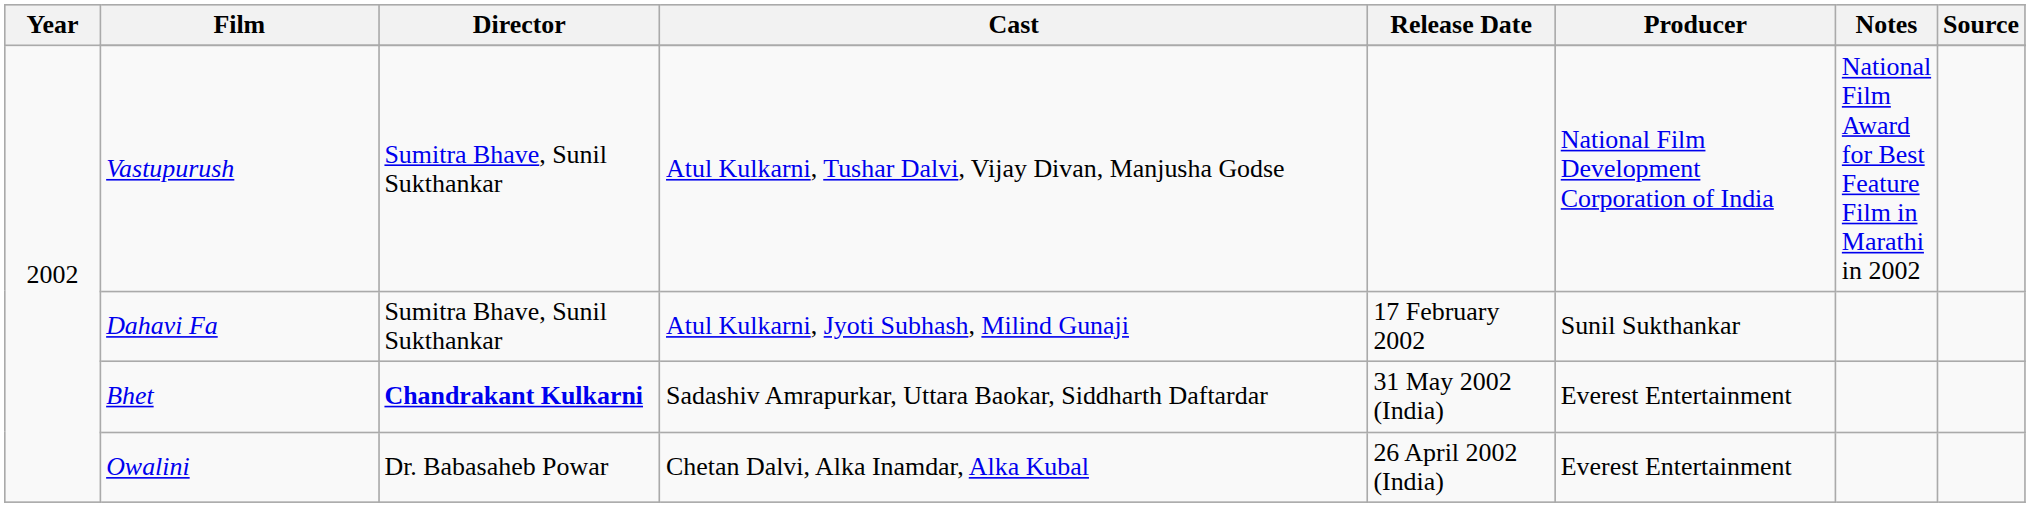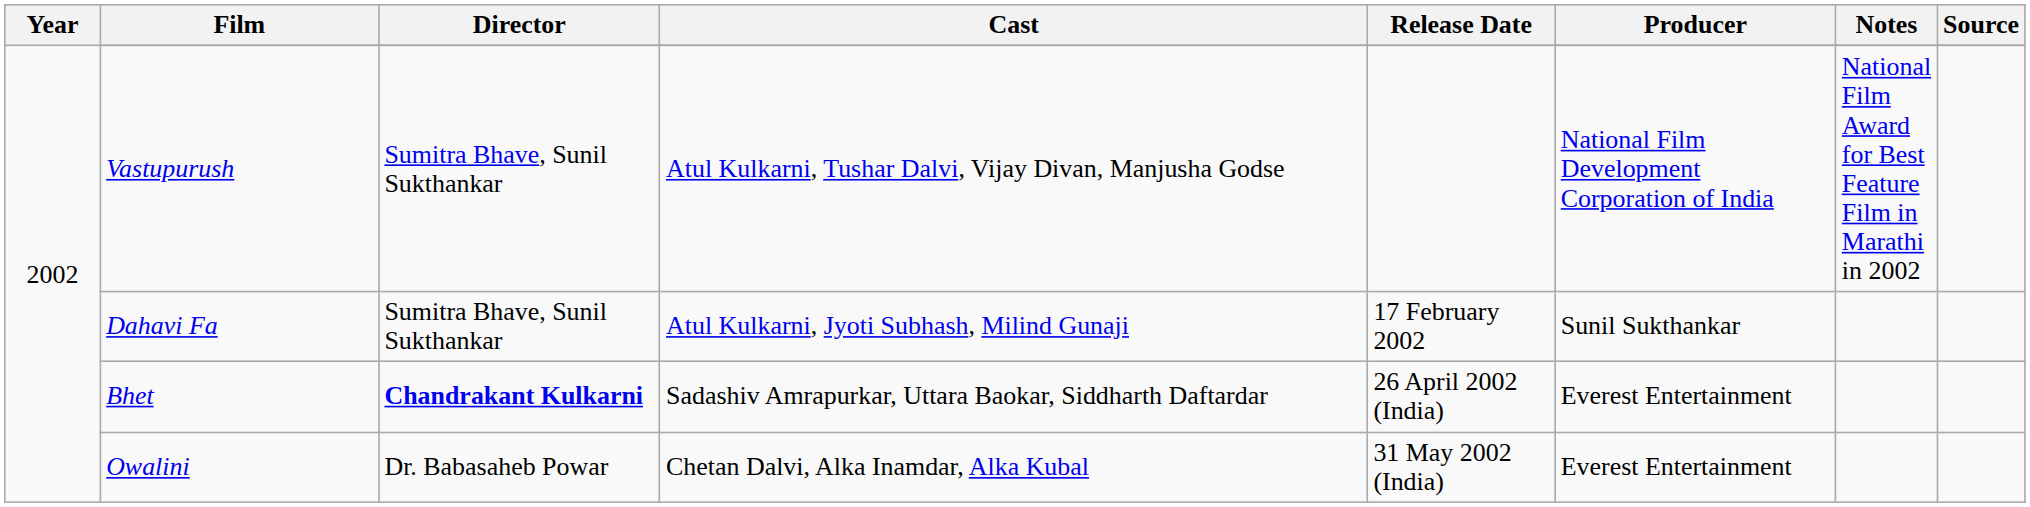(1442, 396) 31 May 2002 (India) -> (1445, 396) 26 April 2002 (India)
(1445, 466) 26 April 2002 (India) -> (1442, 466) 31 May 2002 (India)
